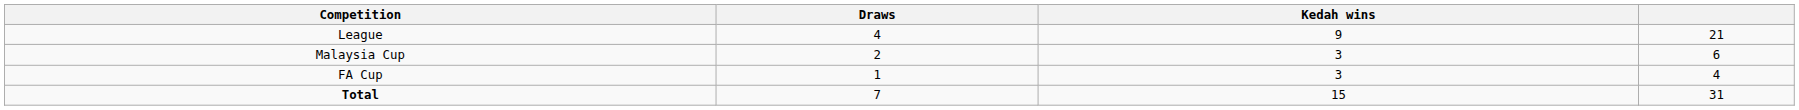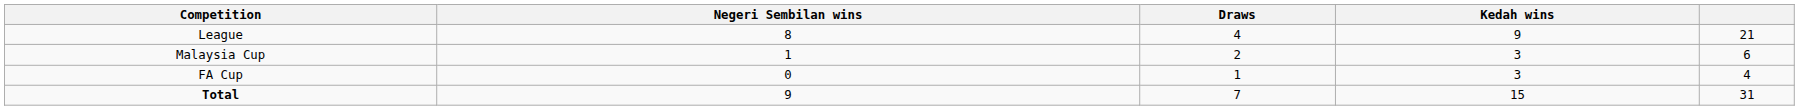+ column: (788, 15)
